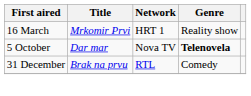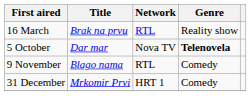(100, 30) Mrkomir Prvi -> (99, 30) Brak na prvu
(150, 30) HRT 1 -> (145, 30) RTL
+ row: (34, 64)
(99, 64) Brak na prvu -> (100, 82) Mrkomir Prvi
(145, 64) RTL -> (150, 82) HRT 1
